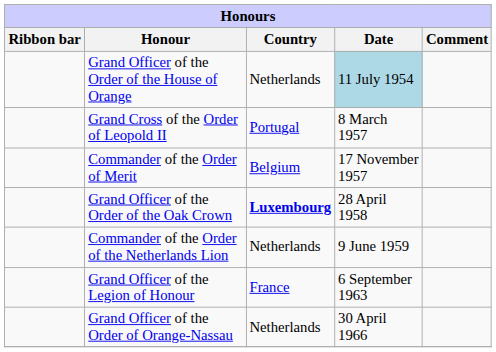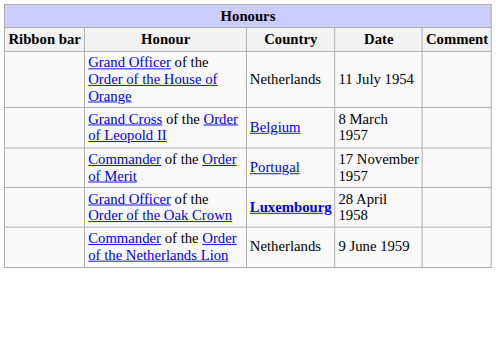(376, 79) lightblue background -> (376, 79) no background
(274, 127) Portugal -> (275, 127) Belgium
(275, 167) Belgium -> (275, 167) Portugal
- row: (148, 287)
- row: (161, 327)
